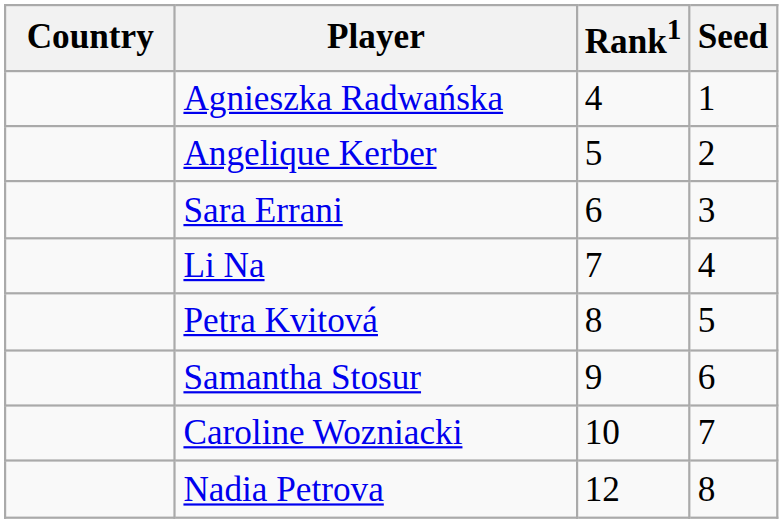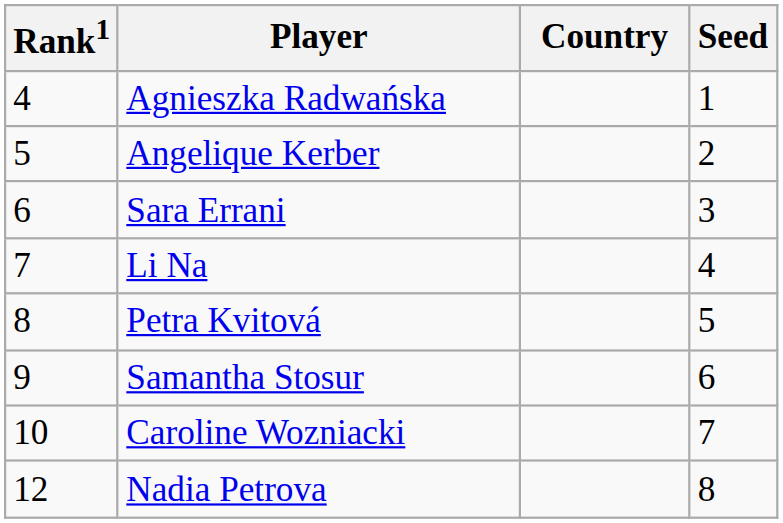columns swapped: (90, 37) <-> (633, 37)
